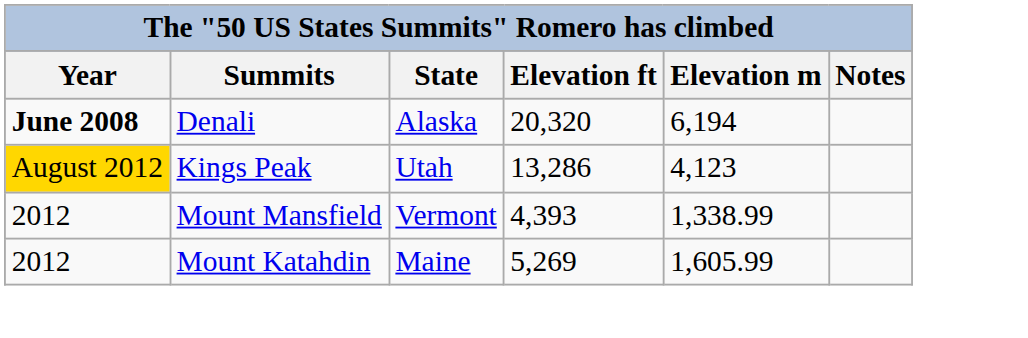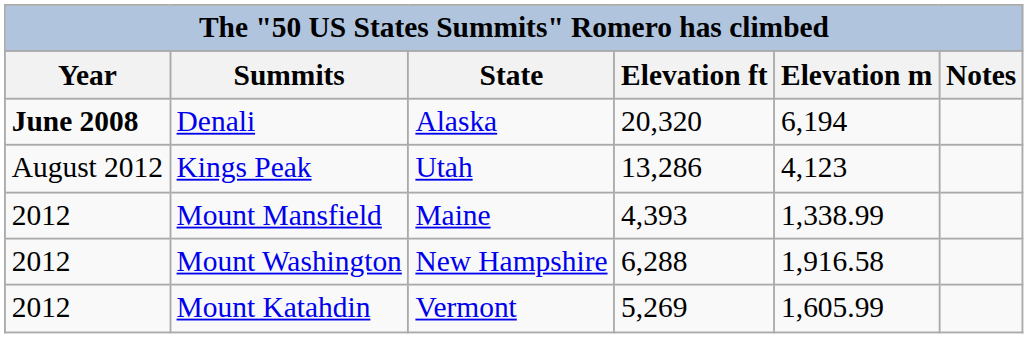(87, 167) gold background -> (87, 167) no background
(446, 214) Vermont -> (453, 214) Maine
+ row: (289, 261)
(433, 261) Maine -> (466, 307) Vermont
